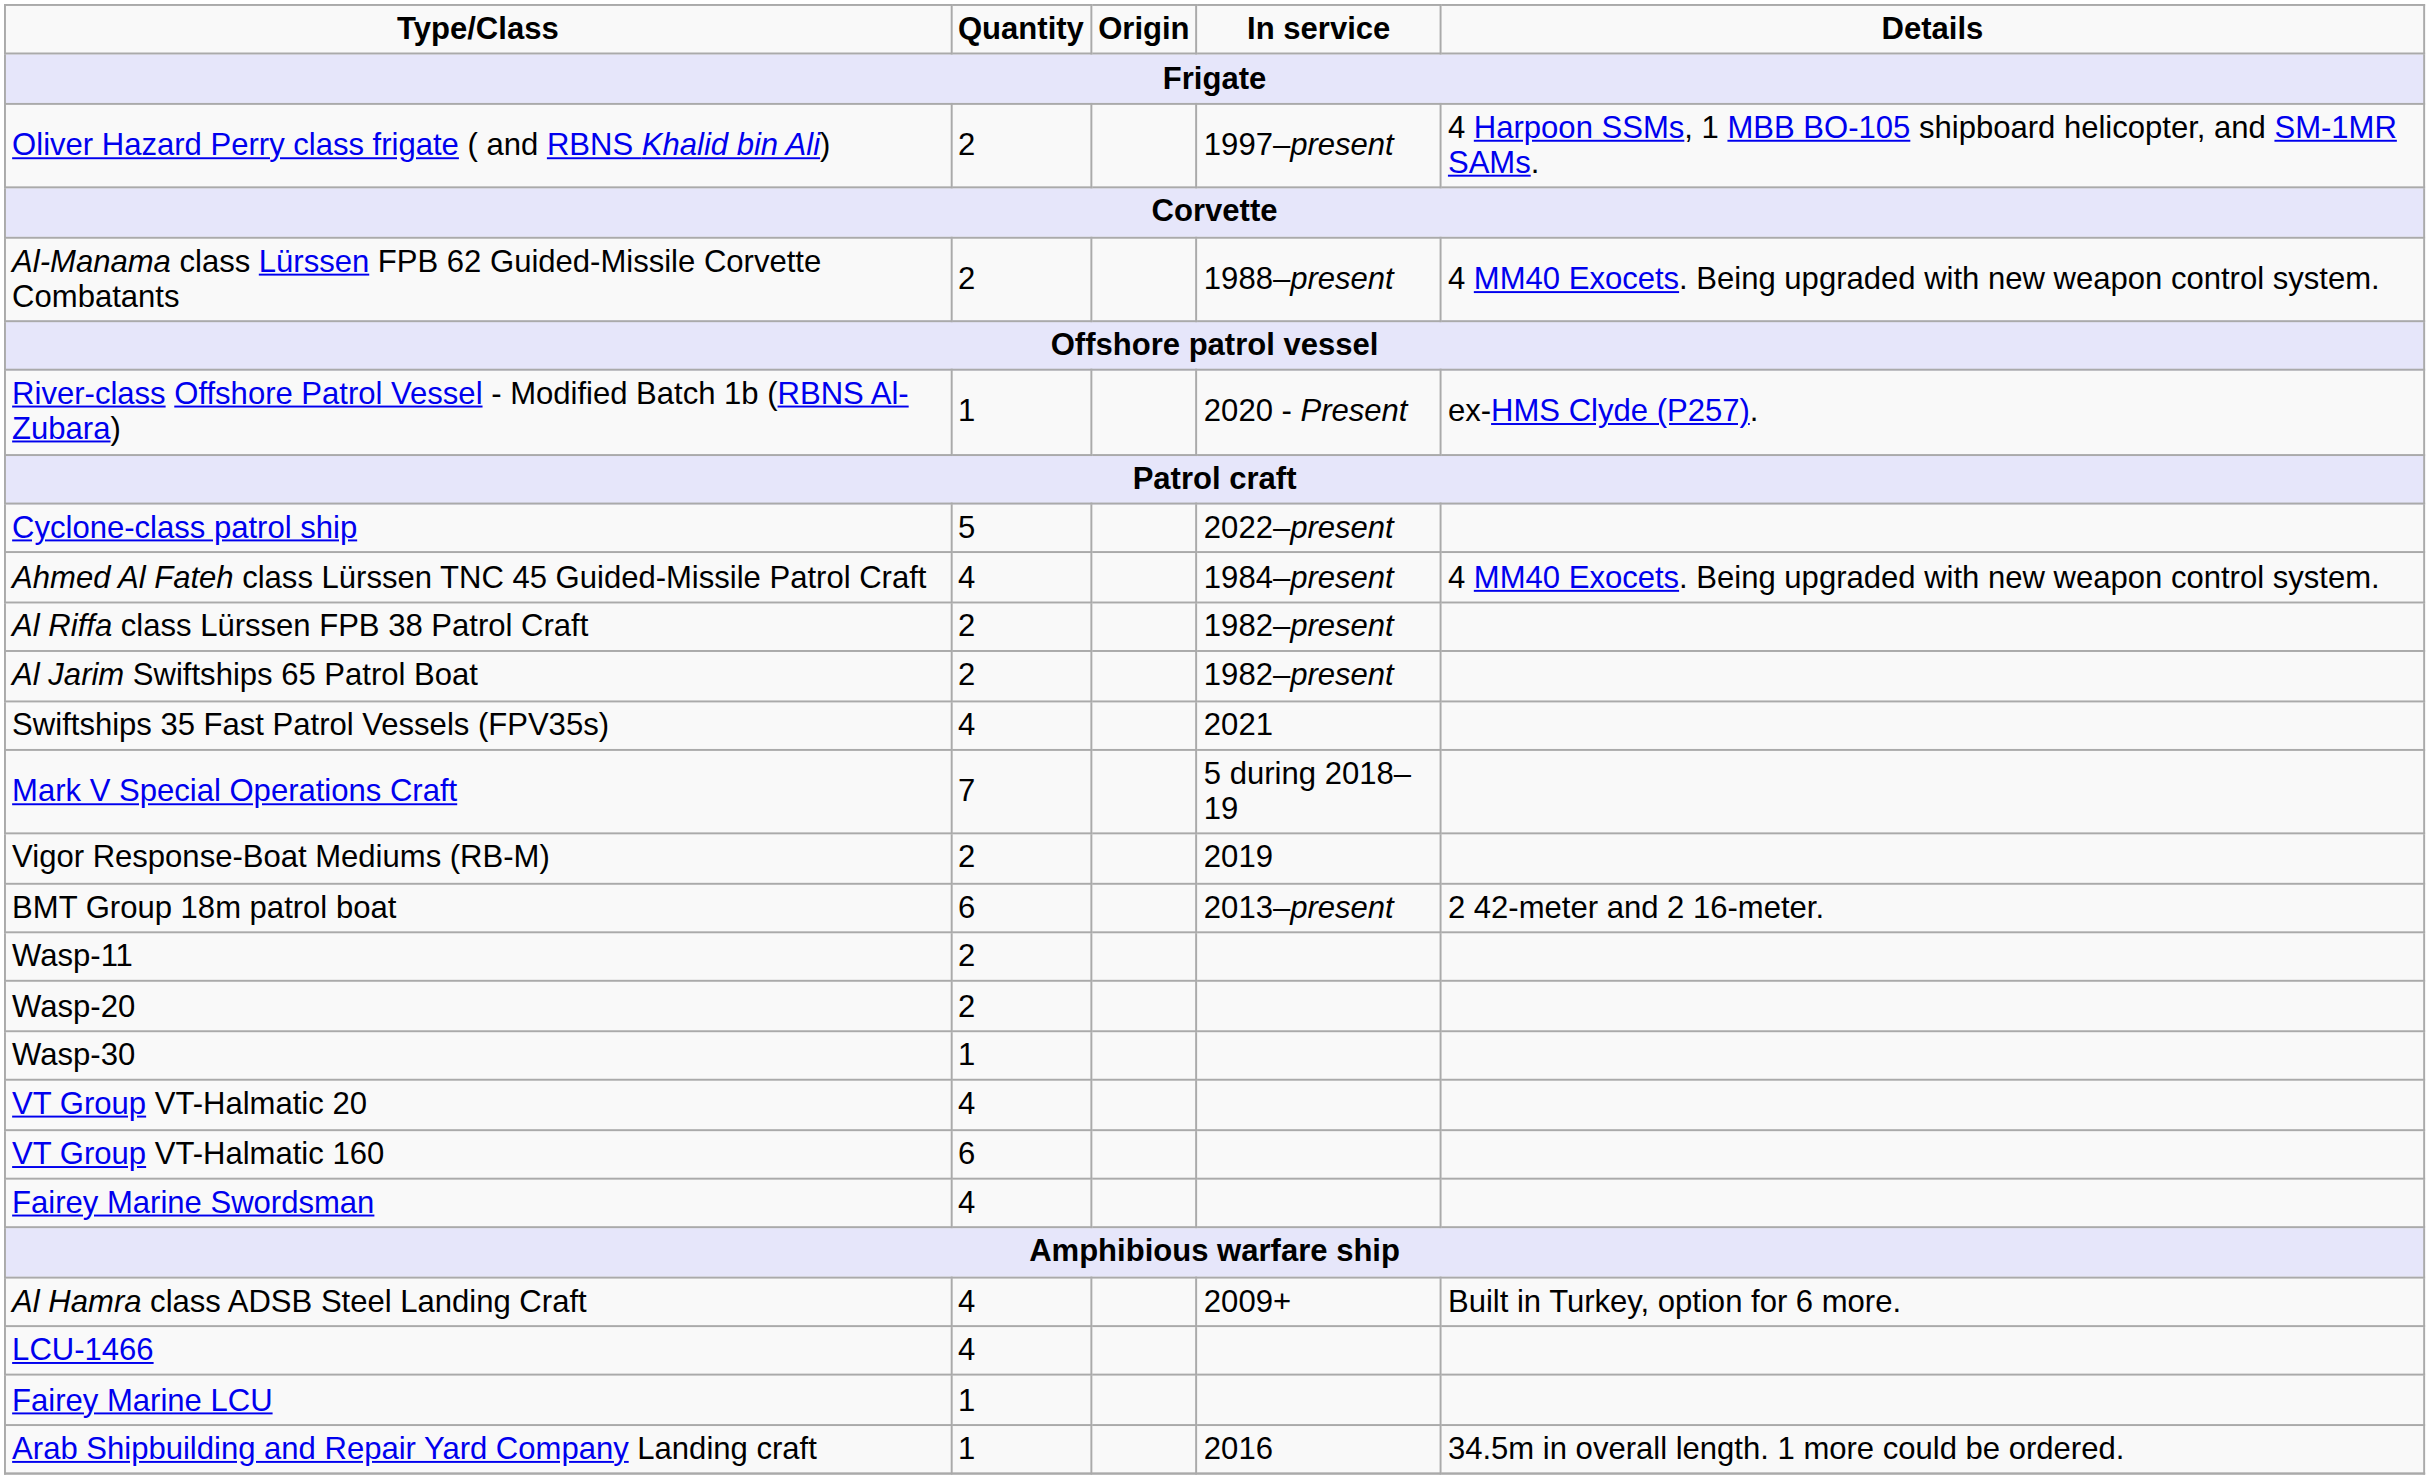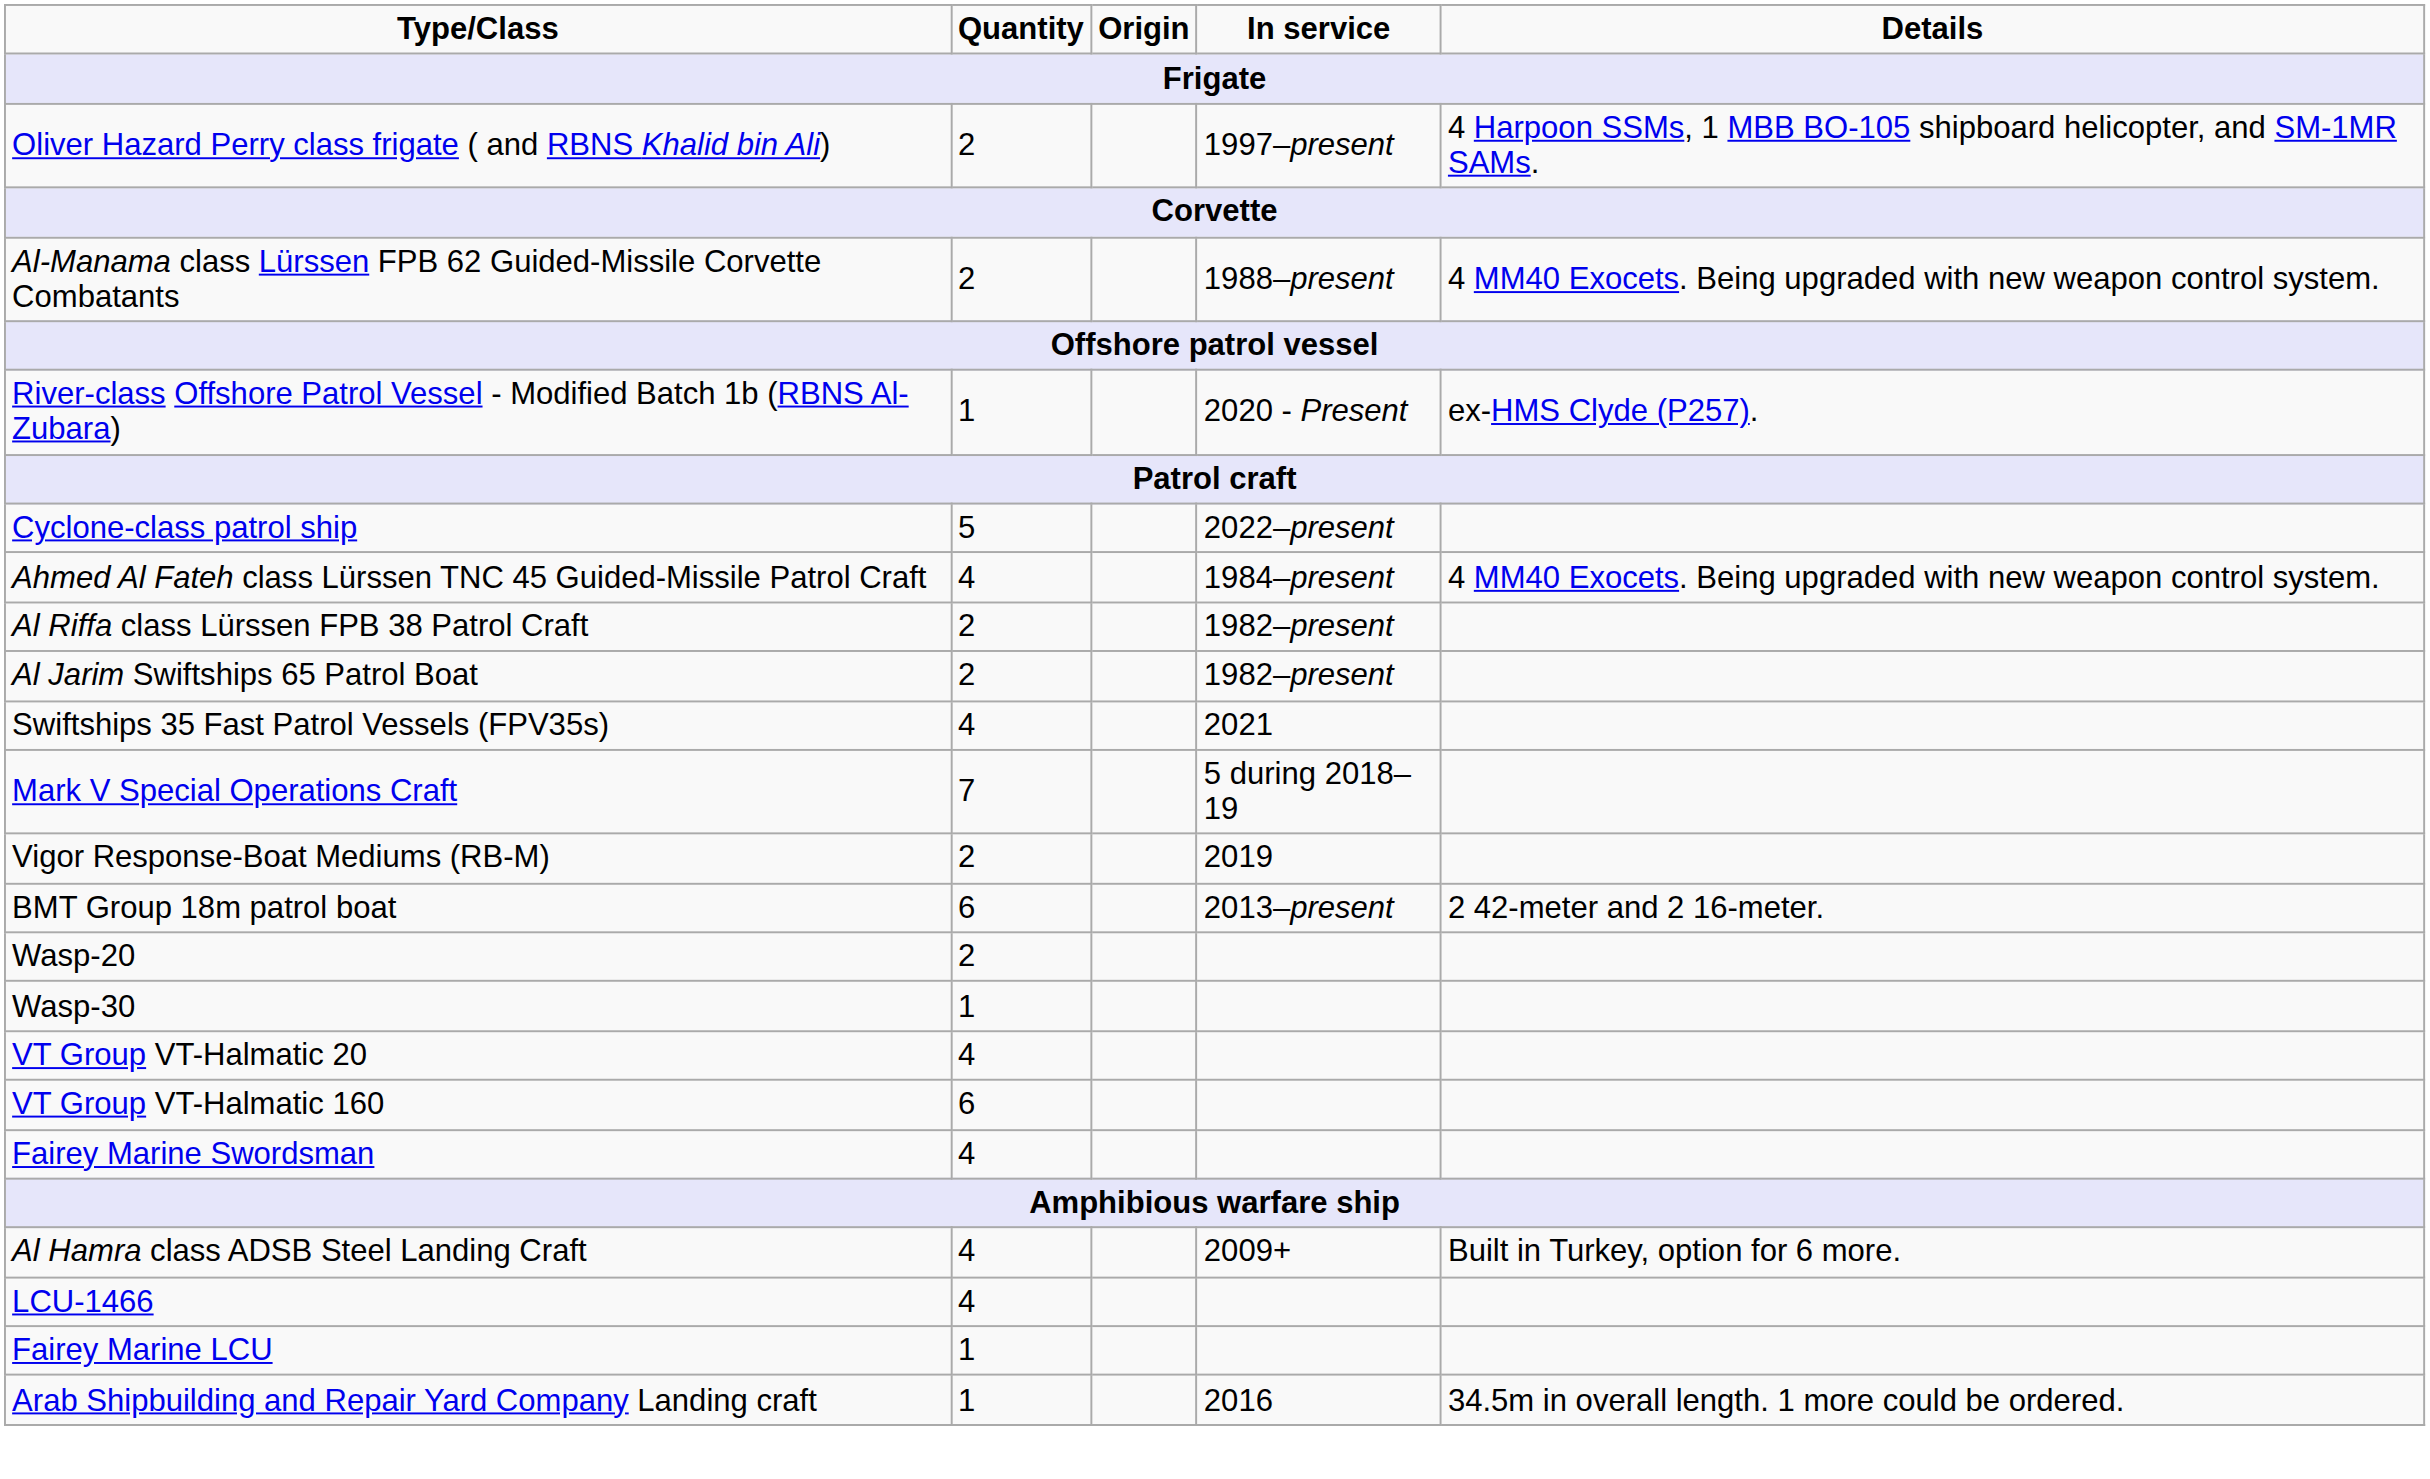- row: (73, 956)
